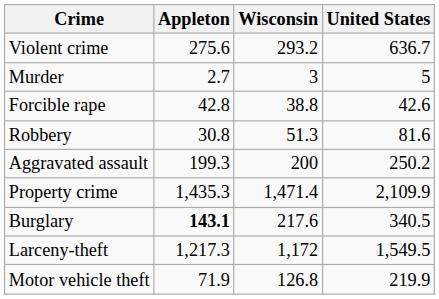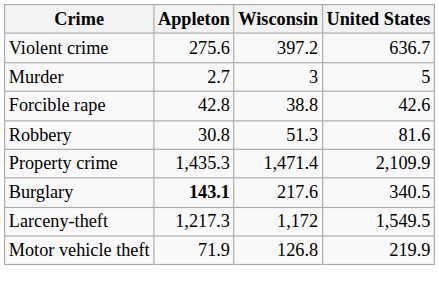(298, 47) 293.2 -> (298, 47) 397.2
- row: (78, 163)
